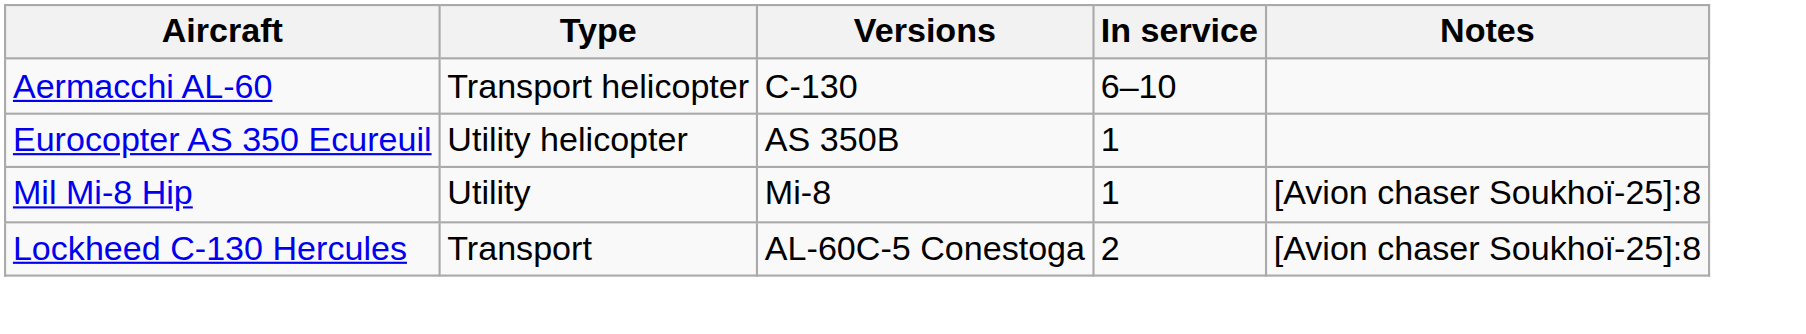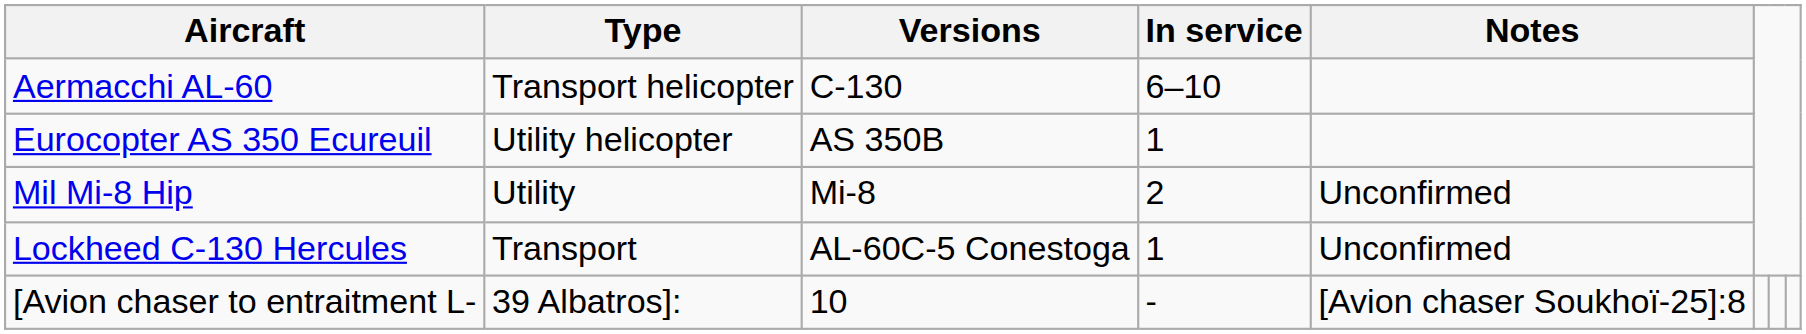(1110, 193) 1 -> (1155, 193) 2
(1487, 193) [Avion chaser Soukhoï-25]:8 -> (1415, 193) Unconfirmed
(1110, 247) 2 -> (1155, 247) 1
(1487, 247) [Avion chaser Soukhoï-25]:8 -> (1415, 247) Unconfirmed
+ row: (245, 301)
